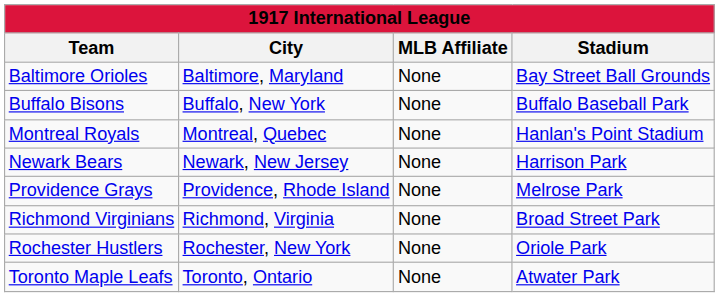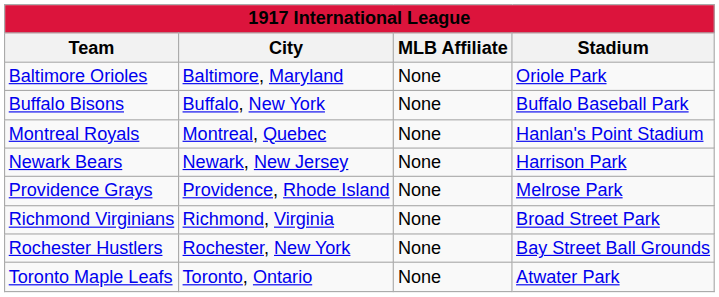(613, 76) Bay Street Ball Grounds -> (561, 76) Oriole Park
(561, 248) Oriole Park -> (613, 248) Bay Street Ball Grounds
